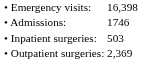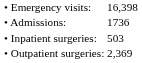(118, 22) 1746 -> (118, 22) 1736
